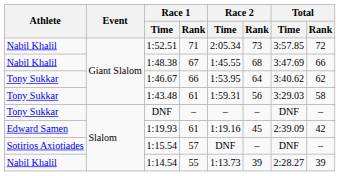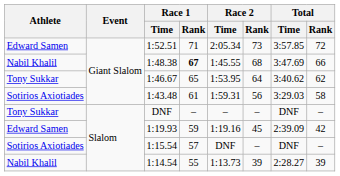(32, 46) Nabil Khalil -> (37, 46) Edward Samen
(194, 63) normal -> (194, 63) bold
(194, 79) 66 -> (194, 79) 65
(33, 96) Tony Sukkar -> (45, 96) Sotirios Axiotiades
(194, 129) 61 -> (194, 129) 59
